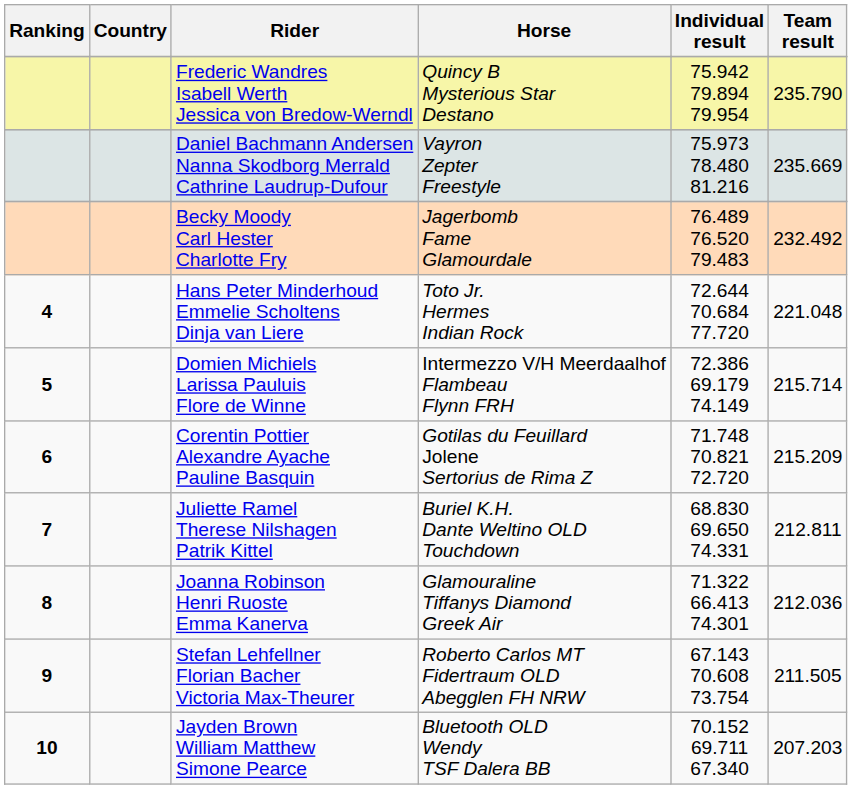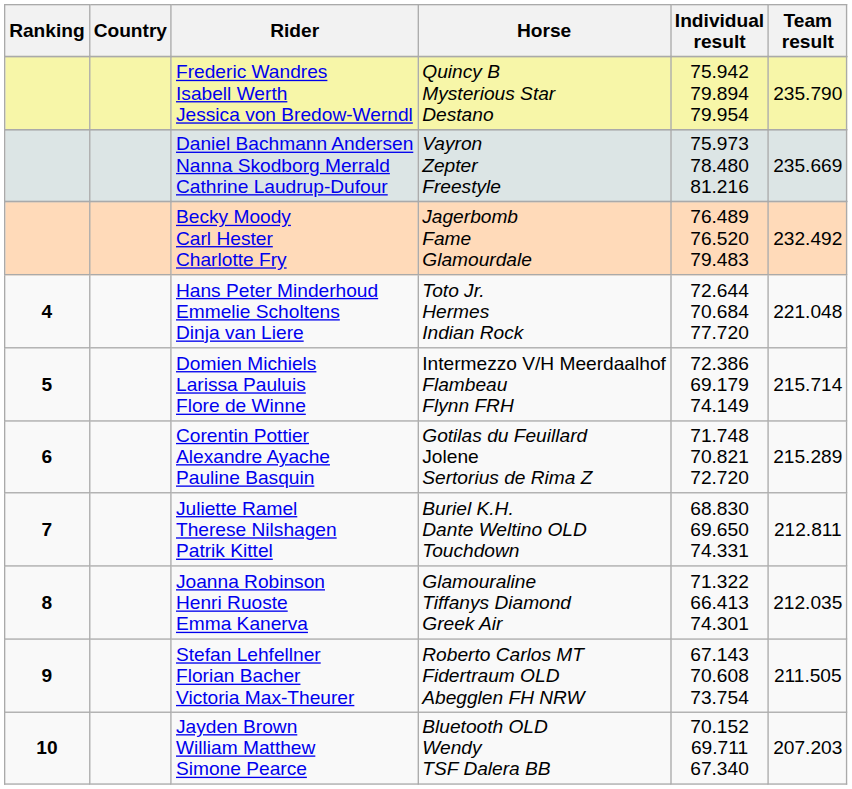(808, 457) 215.209 -> (808, 457) 215.289
(808, 603) 212.036 -> (808, 603) 212.035
